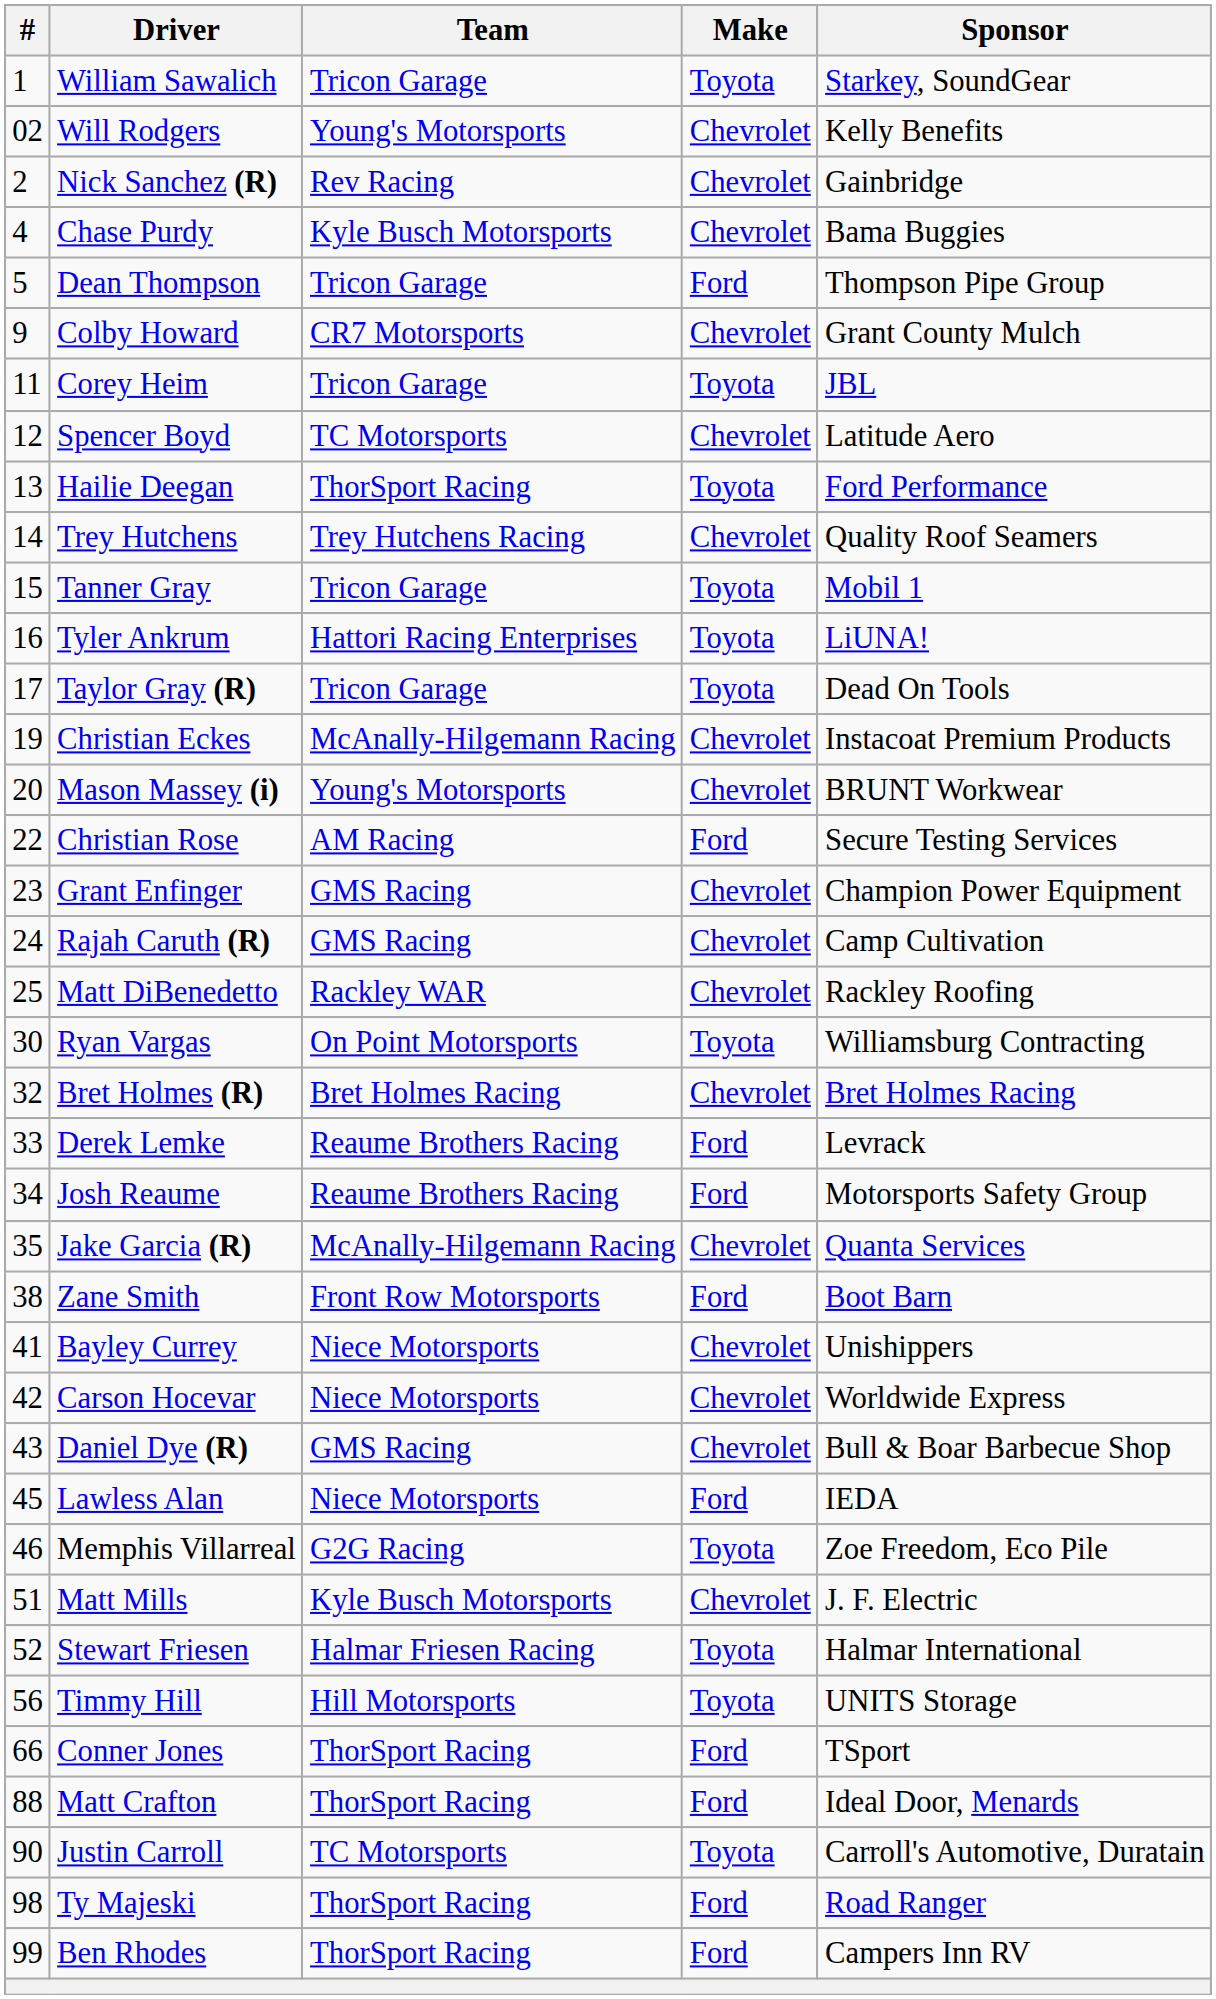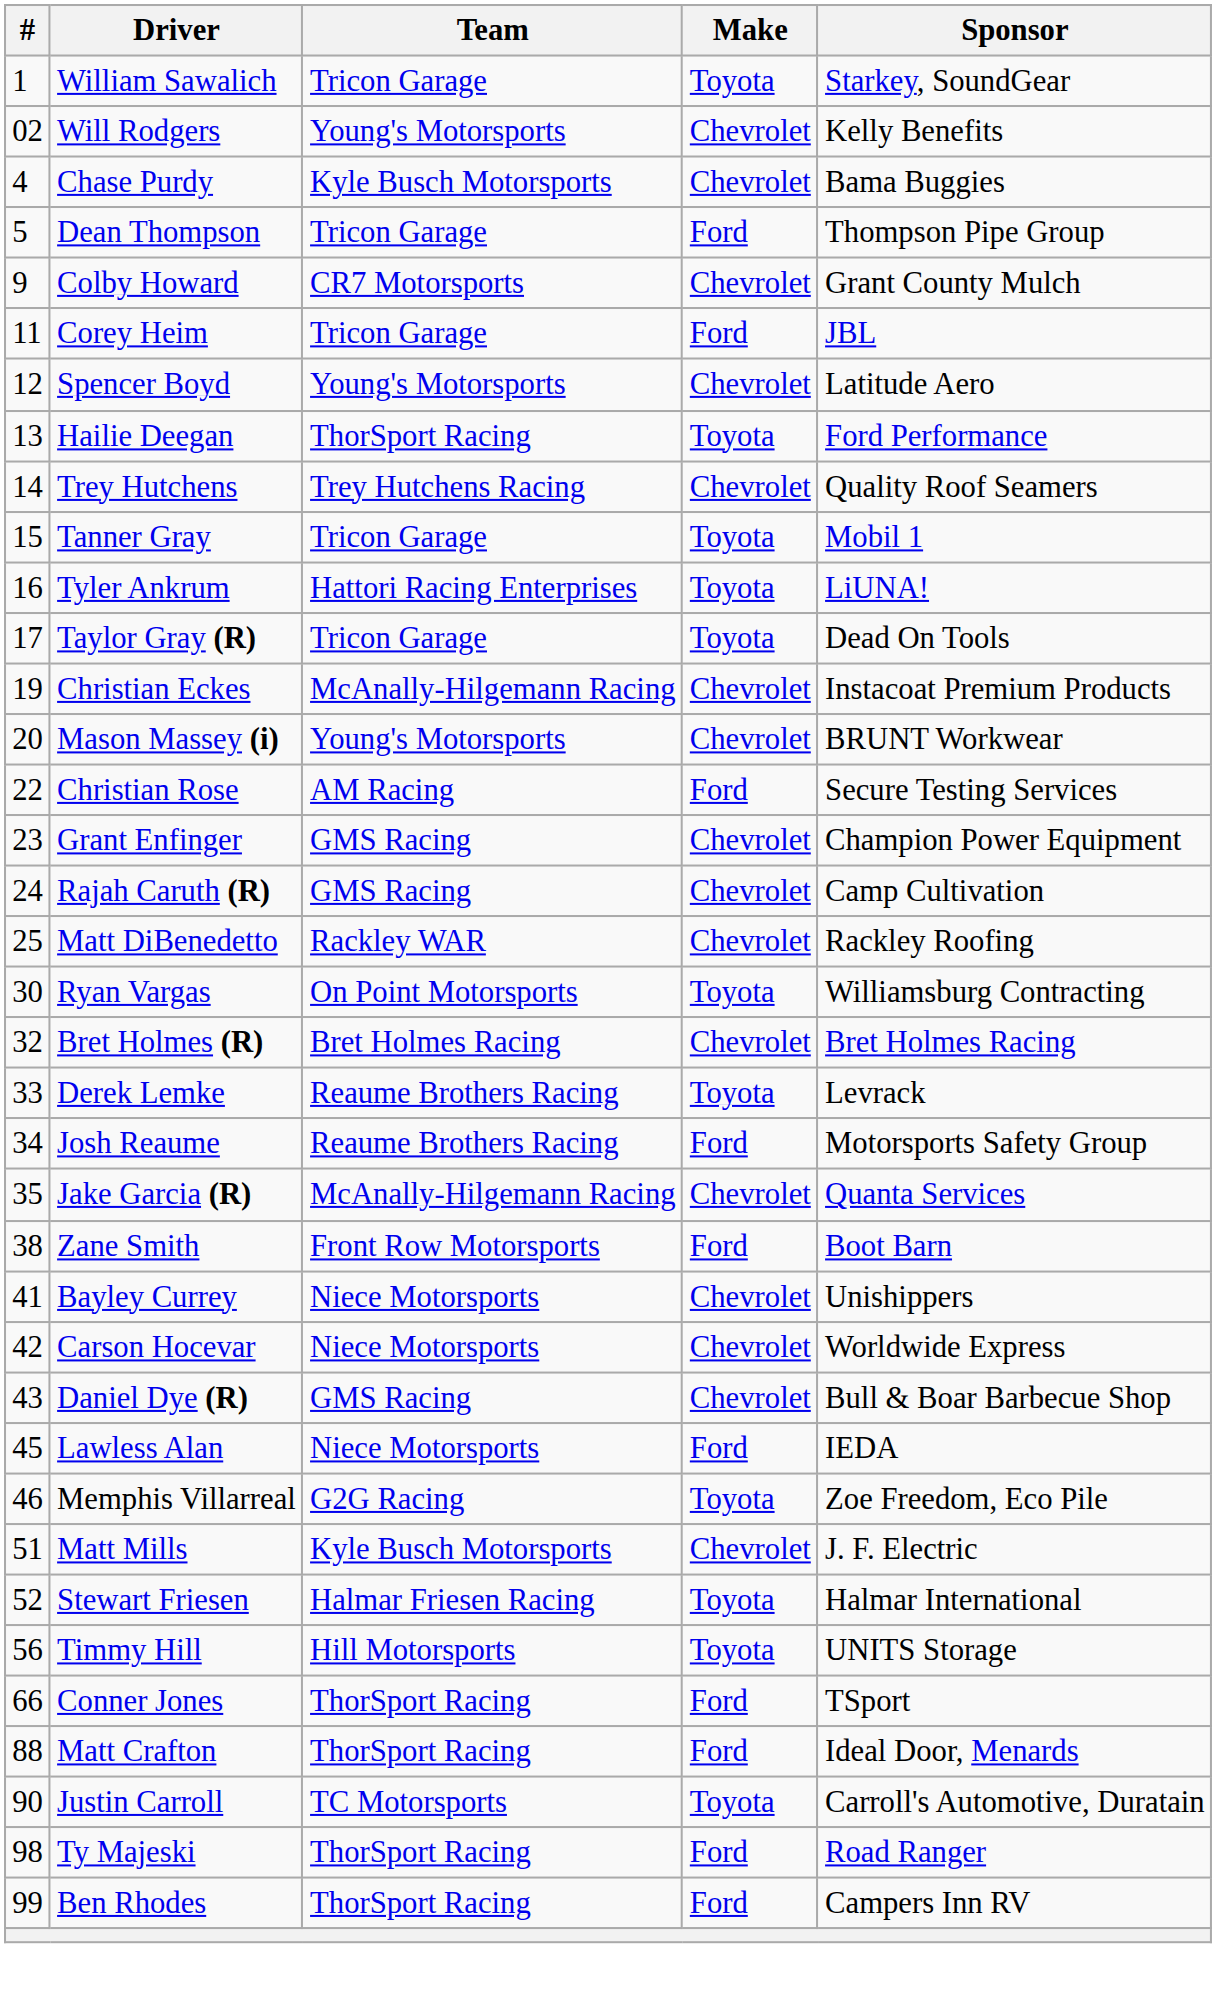- row: (167, 181)
(732, 384) Toyota -> (719, 333) Ford
(409, 435) TC Motorsports -> (438, 384) Young's Motorsports
(719, 1143) Ford -> (732, 1093) Toyota
